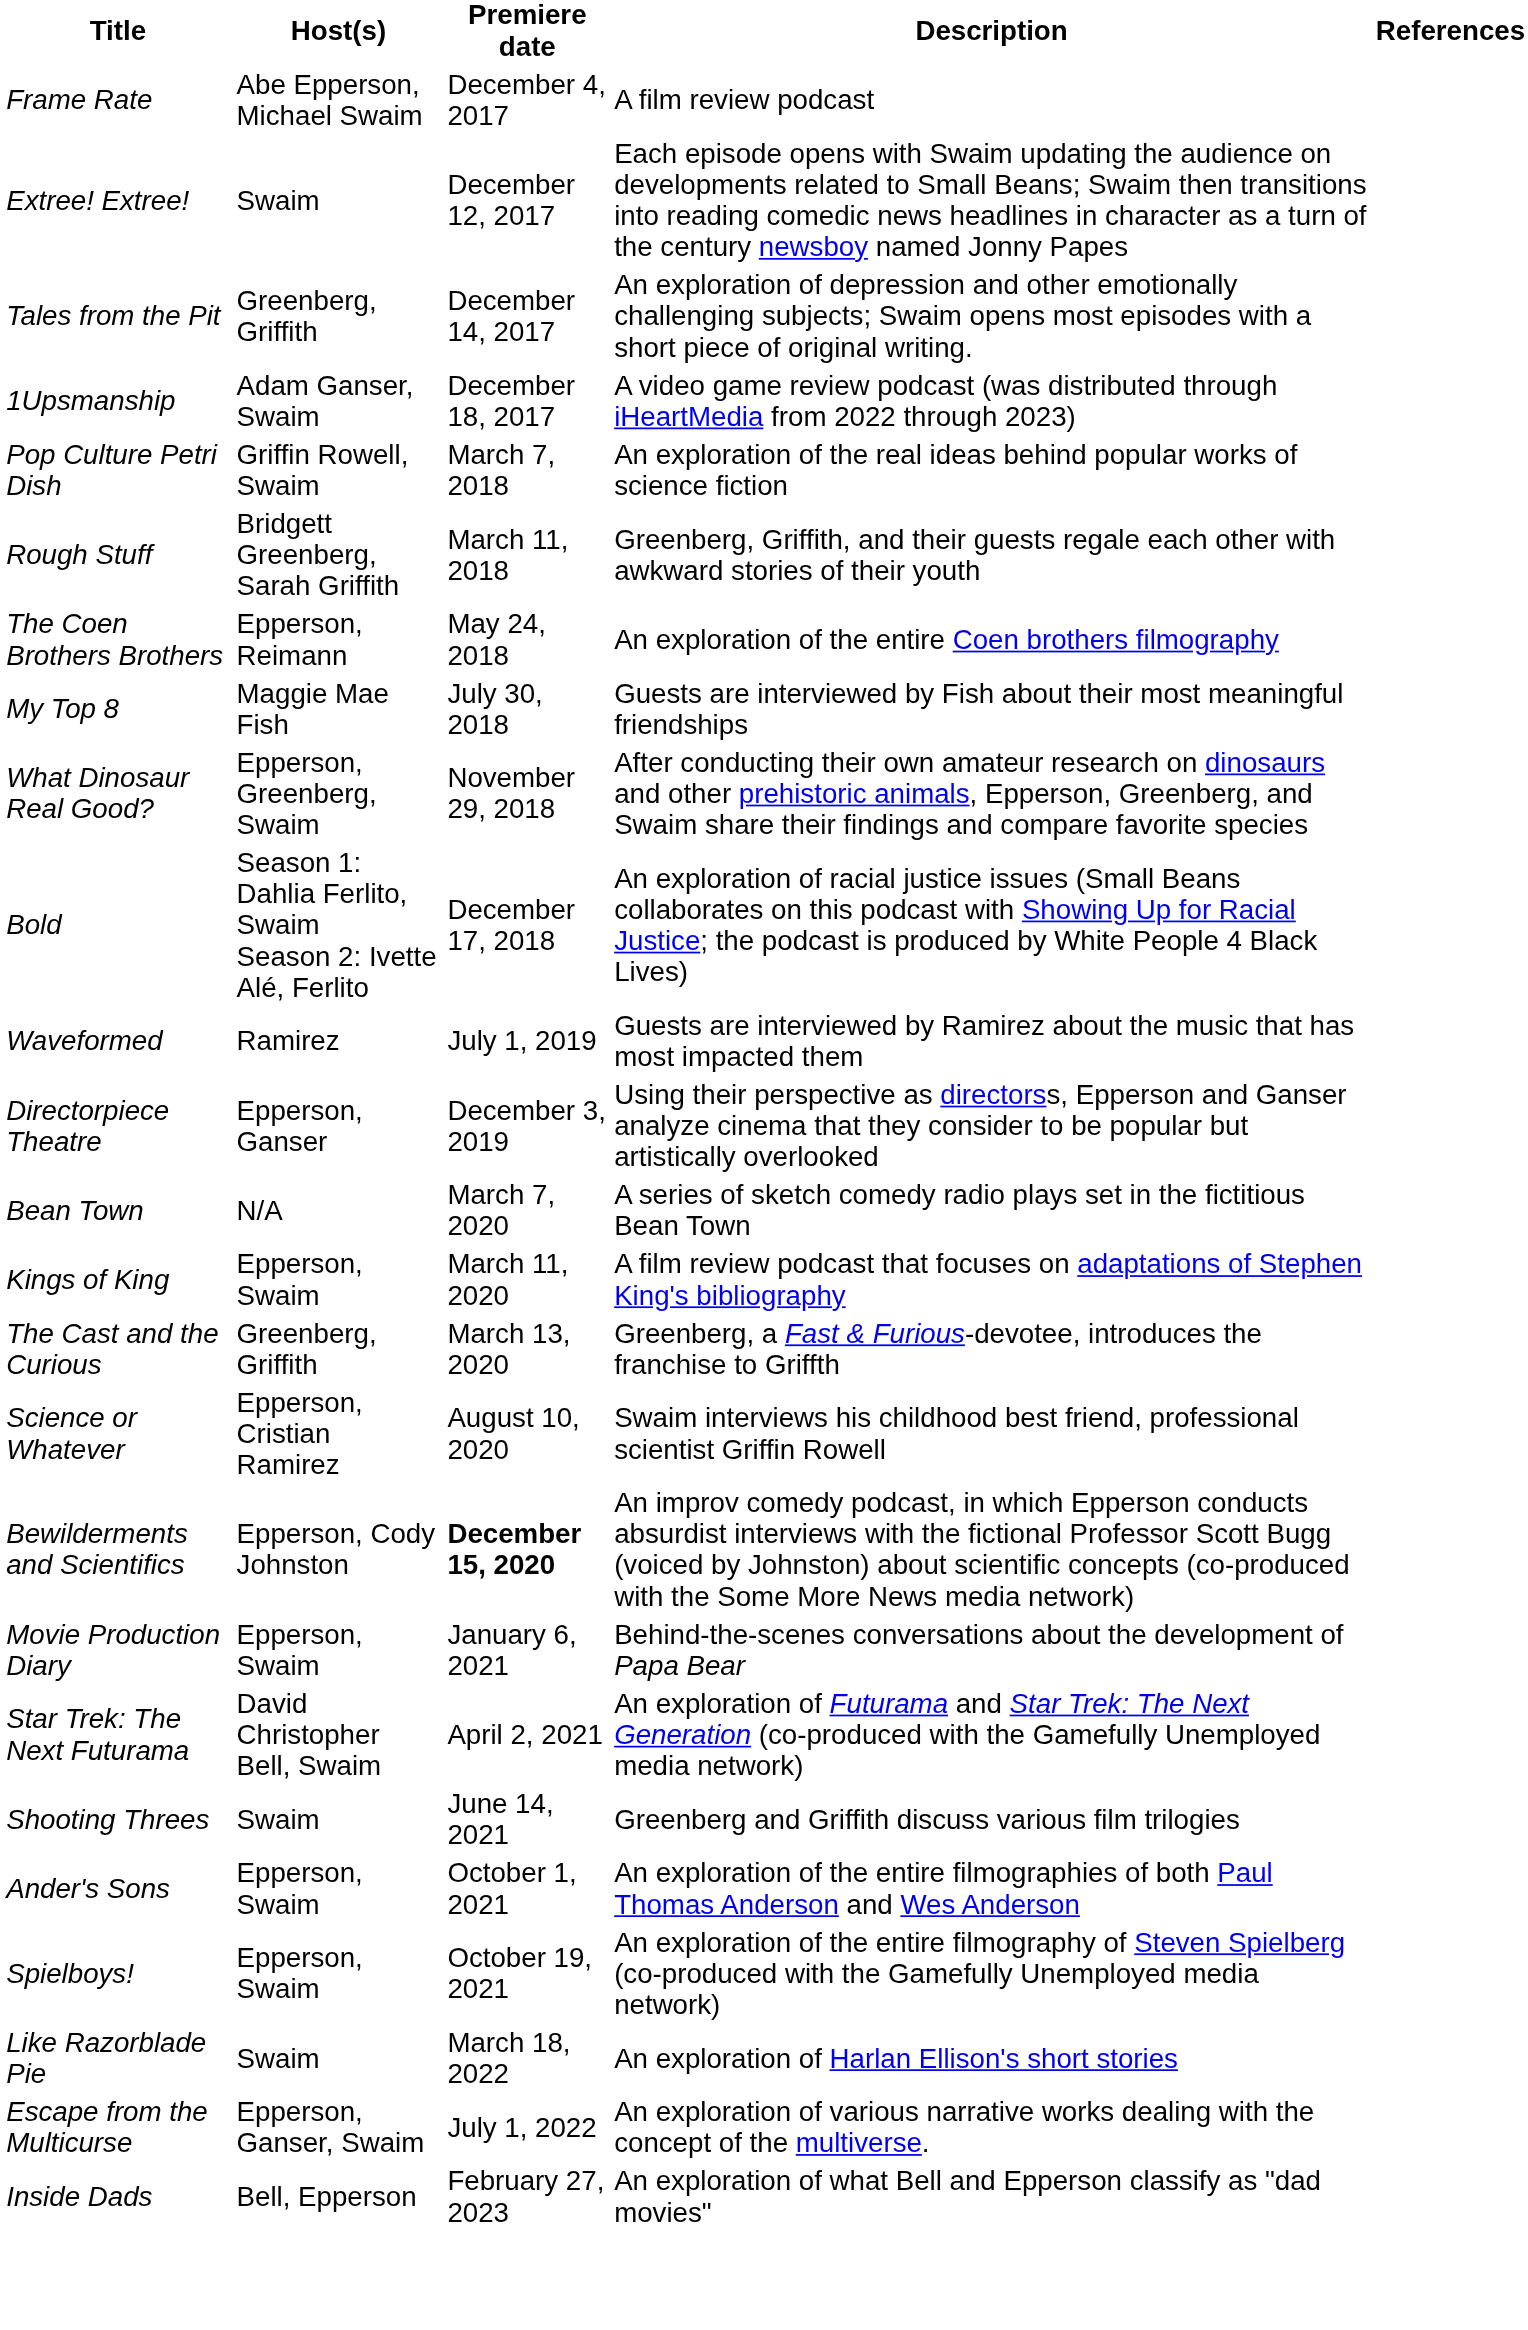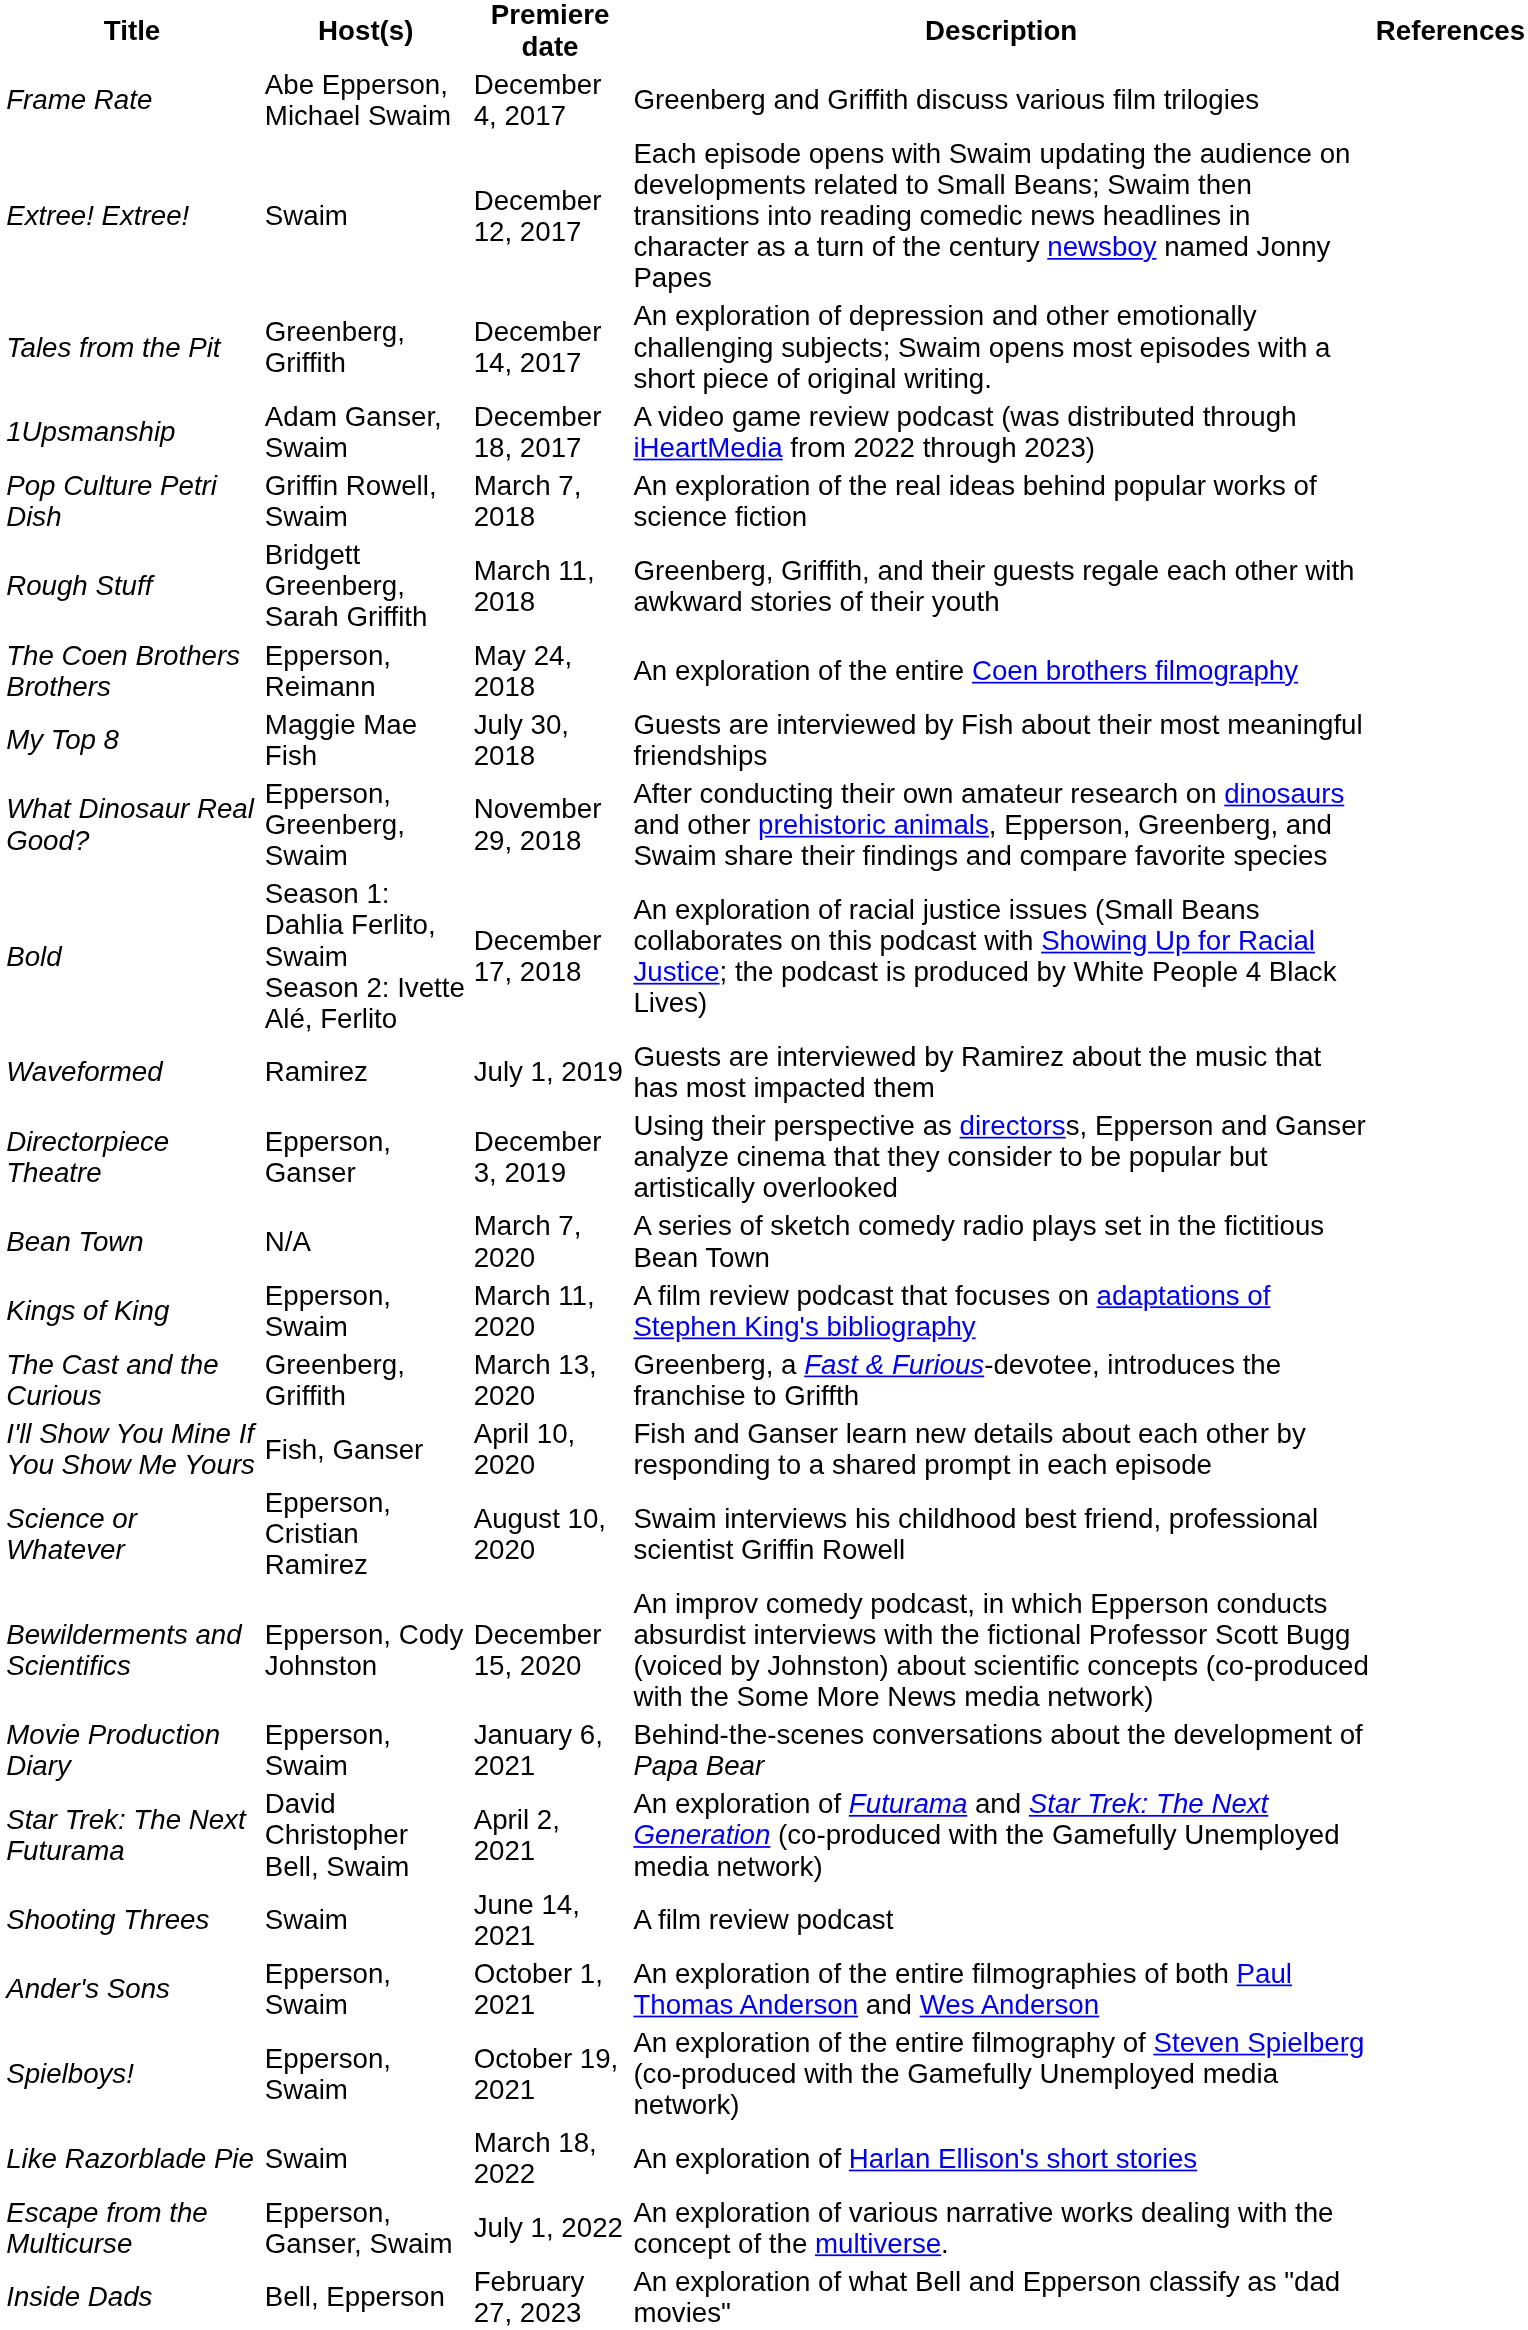(744, 100) A film review podcast -> (946, 100) Greenberg and Griffith discuss various film trilogies
+ row: (131, 1449)
(514, 1549) bold -> (538, 1650) normal
(927, 1819) Greenberg and Griffith discuss various film trilogies -> (763, 1920) A film review podcast
